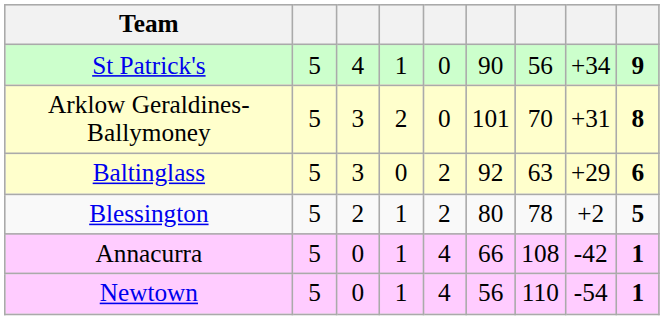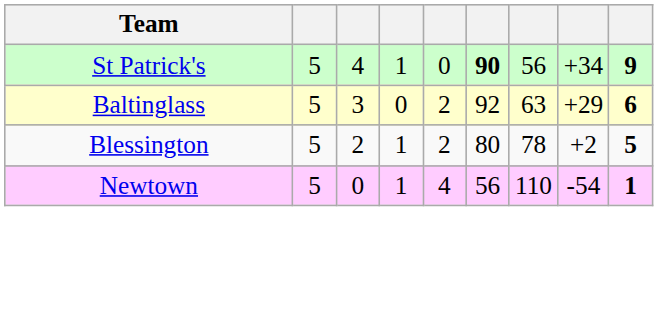(491, 64) normal -> (488, 64) bold
- row: (149, 118)
- row: (149, 253)
